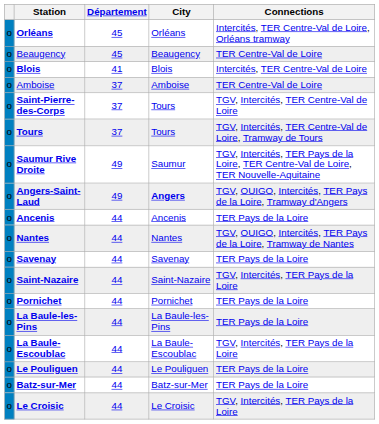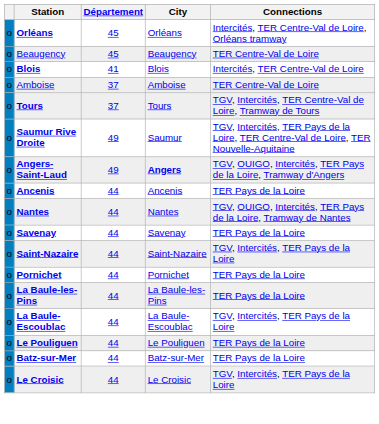- row: (46, 106)
